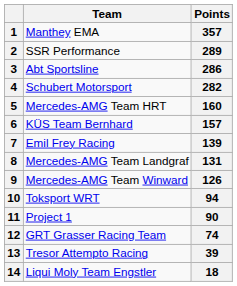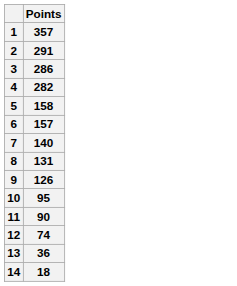- column: (107, 13)
(212, 50) 289 -> (44, 50) 291
(212, 105) 160 -> (44, 105) 158
(212, 142) 139 -> (44, 142) 140
(212, 198) 94 -> (44, 198) 95
(212, 253) 39 -> (44, 253) 36
